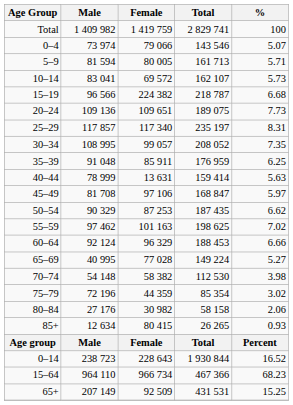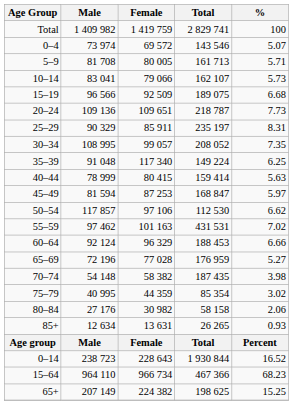(158, 45) 79 066 -> (158, 45) 69 572
(101, 62) 81 594 -> (101, 62) 81 708
(158, 78) 69 572 -> (158, 78) 79 066
(155, 95) 224 382 -> (158, 95) 92 509
(212, 95) 218 787 -> (212, 95) 189 075
(212, 111) 189 075 -> (212, 111) 218 787
(99, 128) 117 857 -> (101, 128) 90 329
(156, 128) 117 340 -> (158, 128) 85 911
(158, 161) 85 911 -> (156, 161) 117 340
(212, 161) 176 959 -> (212, 161) 149 224
(158, 177) 13 631 -> (158, 177) 80 415
(101, 194) 81 708 -> (101, 194) 81 594
(158, 194) 97 106 -> (158, 194) 87 253
(101, 210) 90 329 -> (99, 210) 117 857
(158, 210) 87 253 -> (158, 210) 97 106
(212, 210) 187 435 -> (212, 210) 112 530
(212, 227) 198 625 -> (212, 227) 431 531
(101, 260) 40 995 -> (101, 260) 72 196
(212, 260) 149 224 -> (212, 260) 176 959
(212, 276) 112 530 -> (212, 276) 187 435
(101, 293) 72 196 -> (101, 293) 40 995
(158, 326) 80 415 -> (158, 326) 13 631
(158, 392) 92 509 -> (155, 392) 224 382
(212, 392) 431 531 -> (212, 392) 198 625
